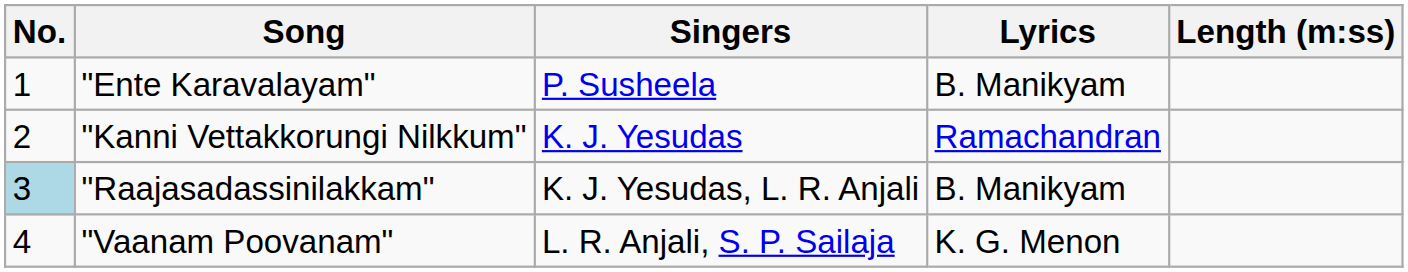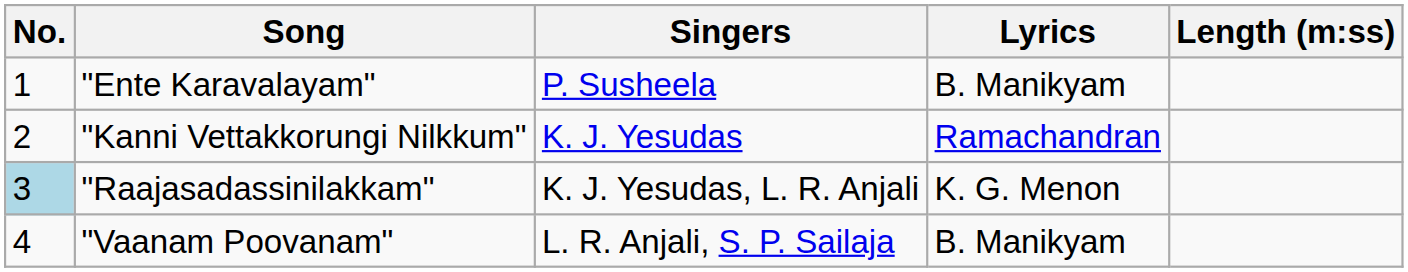(1030, 189) B. Manikyam -> (1028, 189) K. G. Menon
(1028, 241) K. G. Menon -> (1030, 241) B. Manikyam
